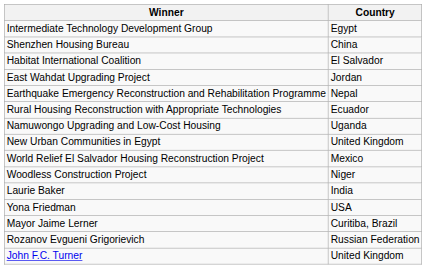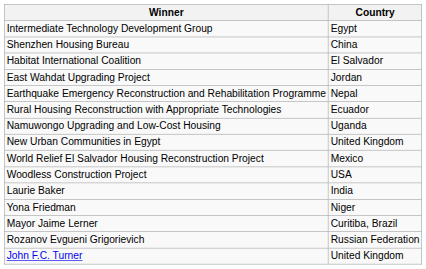(343, 175) Niger -> (341, 175) USA
(341, 207) USA -> (343, 207) Niger
